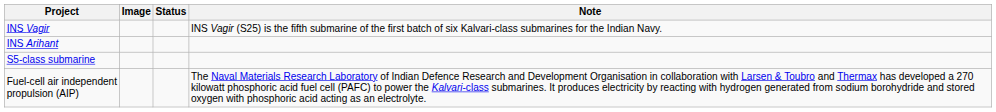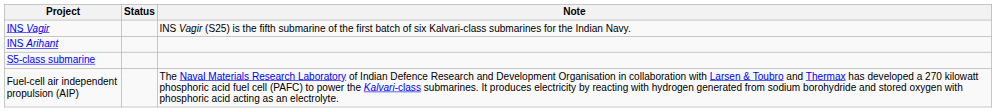- column: (136, 12)
